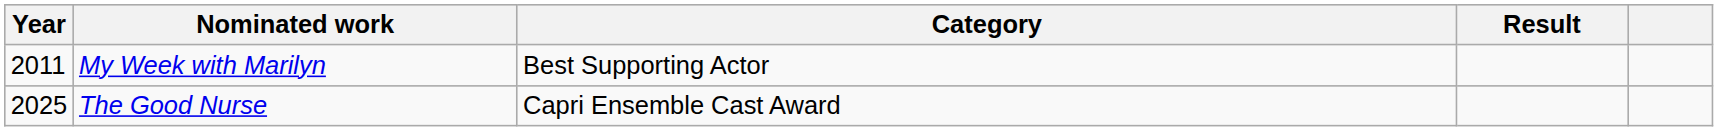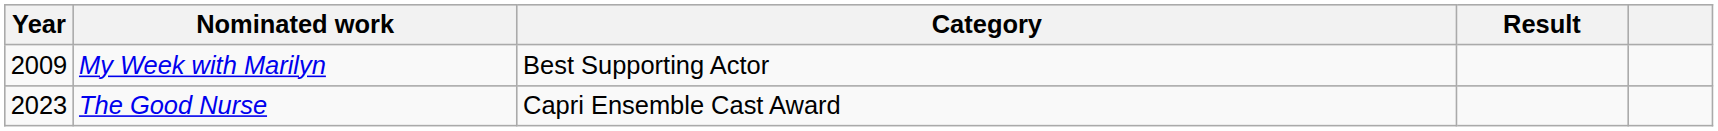(38, 65) 2011 -> (39, 65) 2009
(39, 105) 2025 -> (39, 105) 2023
